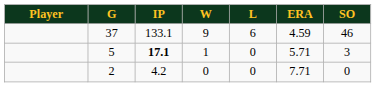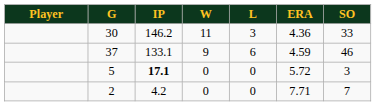+ row: (112, 33)
(206, 52) 1 -> (206, 71) 0
(300, 52) 5.71 -> (300, 71) 5.72
(347, 71) 0 -> (347, 91) 7
